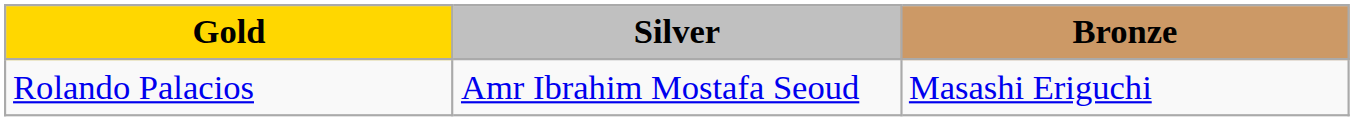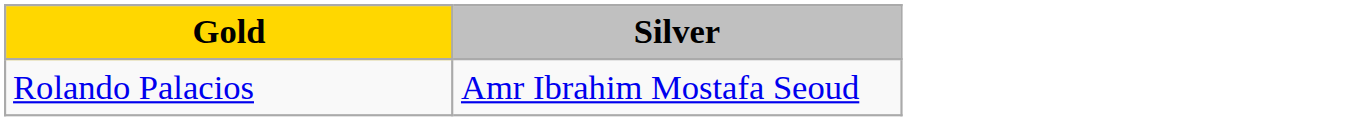- column: (1125, 31)
